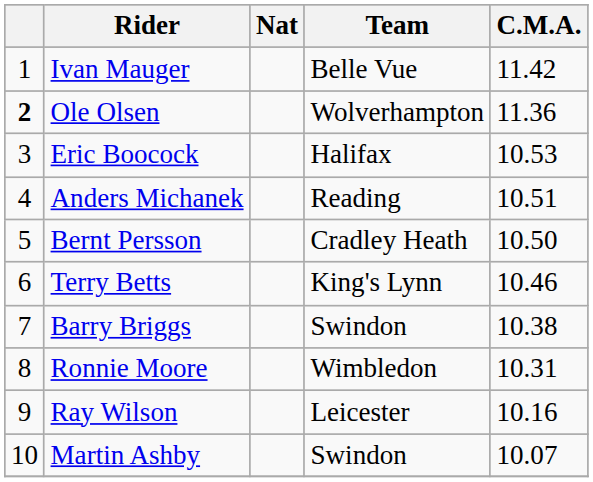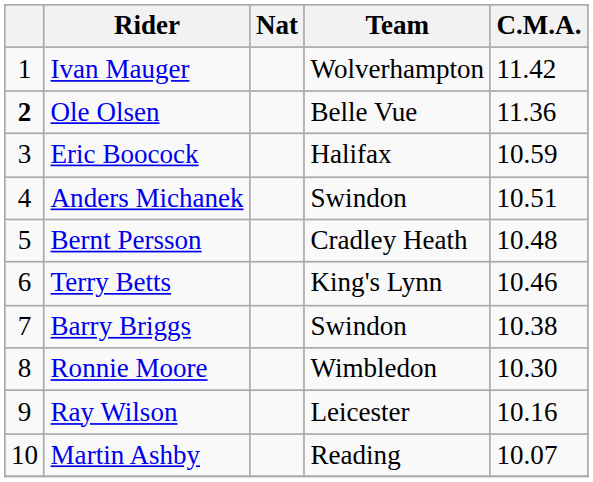(364, 68) Belle Vue -> (397, 68) Wolverhampton
(397, 111) Wolverhampton -> (364, 111) Belle Vue
(527, 154) 10.53 -> (527, 154) 10.59
(356, 197) Reading -> (359, 197) Swindon
(527, 240) 10.50 -> (527, 240) 10.48
(527, 369) 10.31 -> (527, 369) 10.30
(359, 454) Swindon -> (356, 454) Reading
